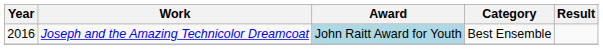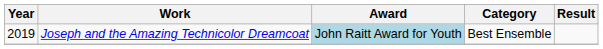(21, 34) 2016 -> (21, 34) 2019
